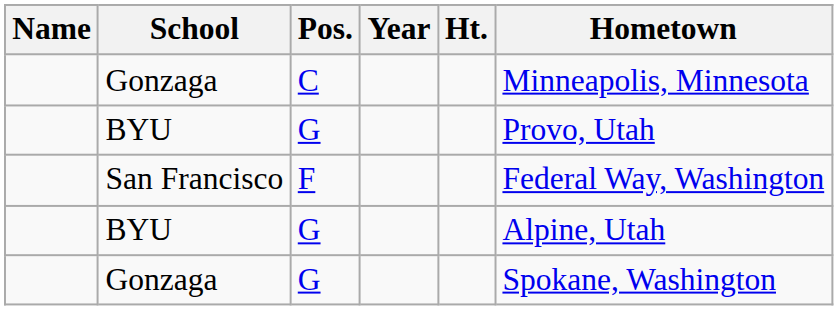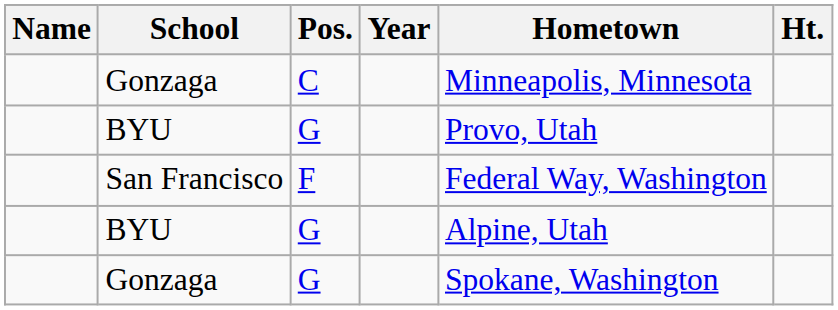columns swapped: (466, 29) <-> (663, 29)
